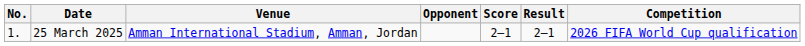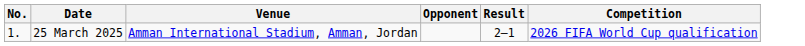- column: (501, 14)
